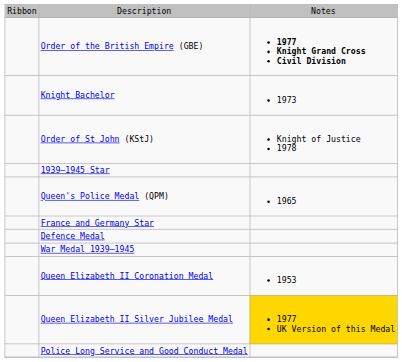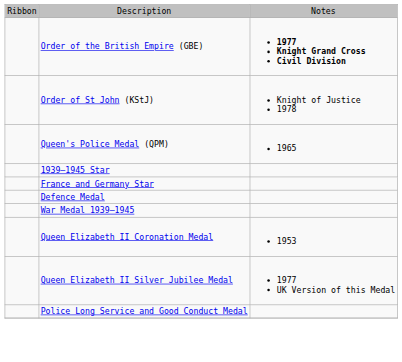- row: (78, 95)
rows swapped: (105, 196) <-> (75, 170)
(323, 324) gold background -> (323, 285) no background
